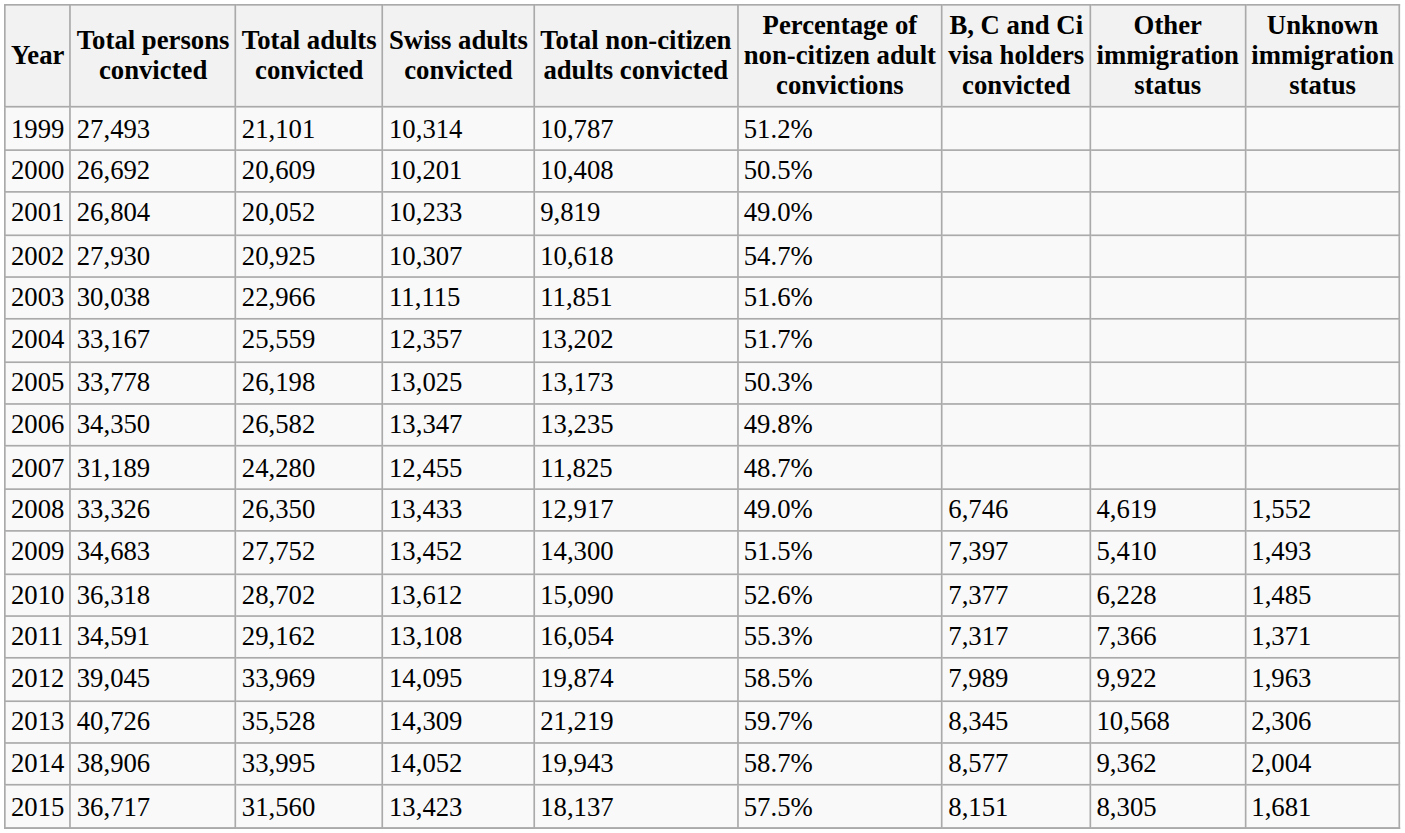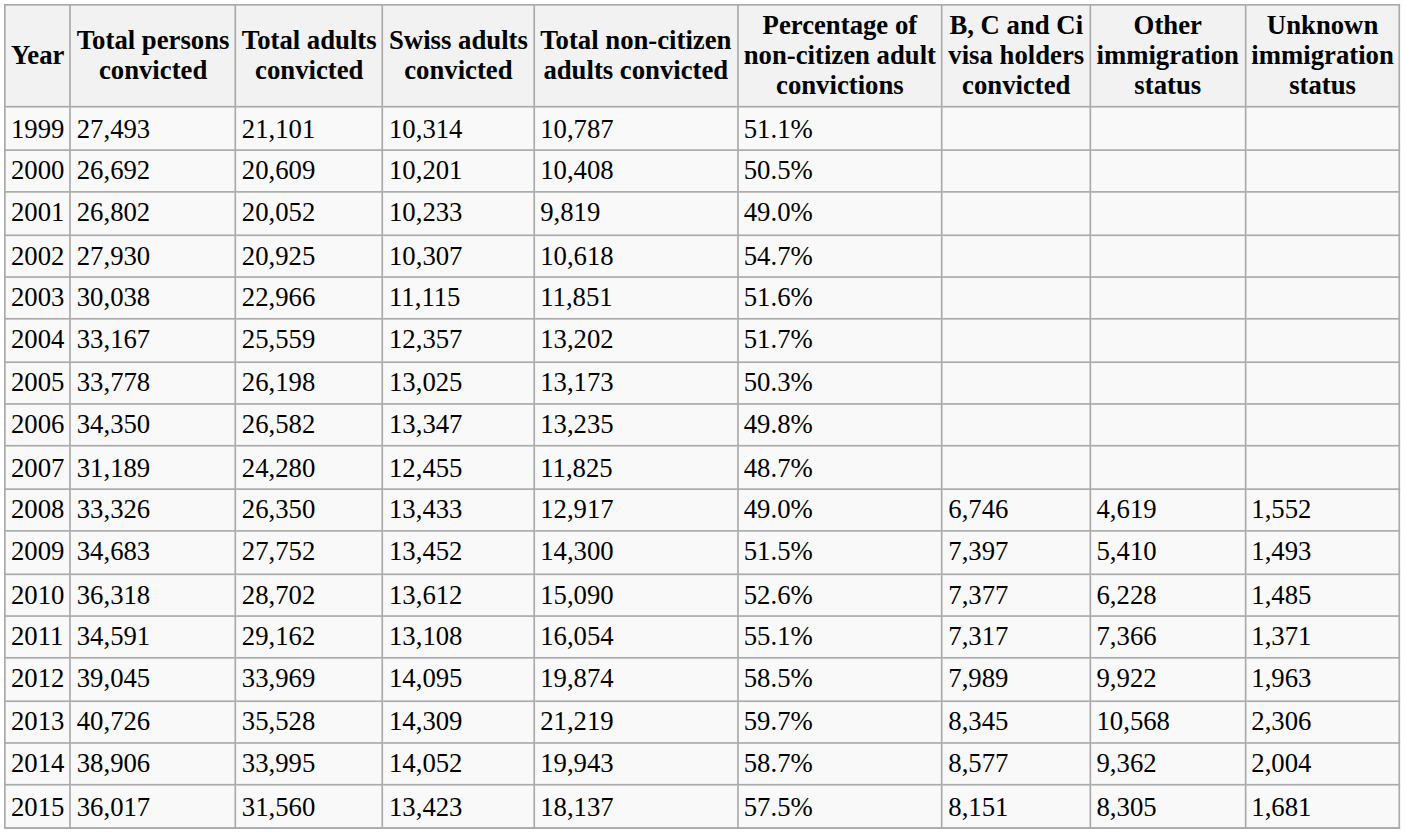(778, 128) 51.2% -> (778, 128) 51.1%
(113, 212) 26,804 -> (113, 212) 26,802
(778, 636) 55.3% -> (778, 636) 55.1%
(113, 806) 36,717 -> (113, 806) 36,017
